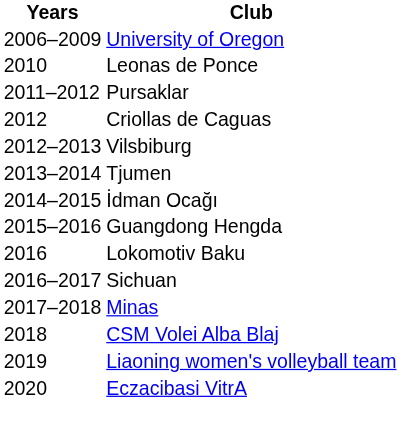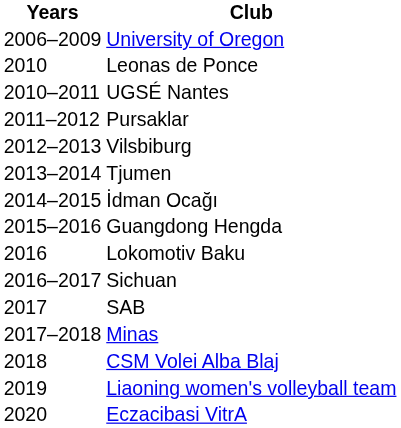+ row: (168, 93)
- row: (189, 119)
+ row: (126, 307)
